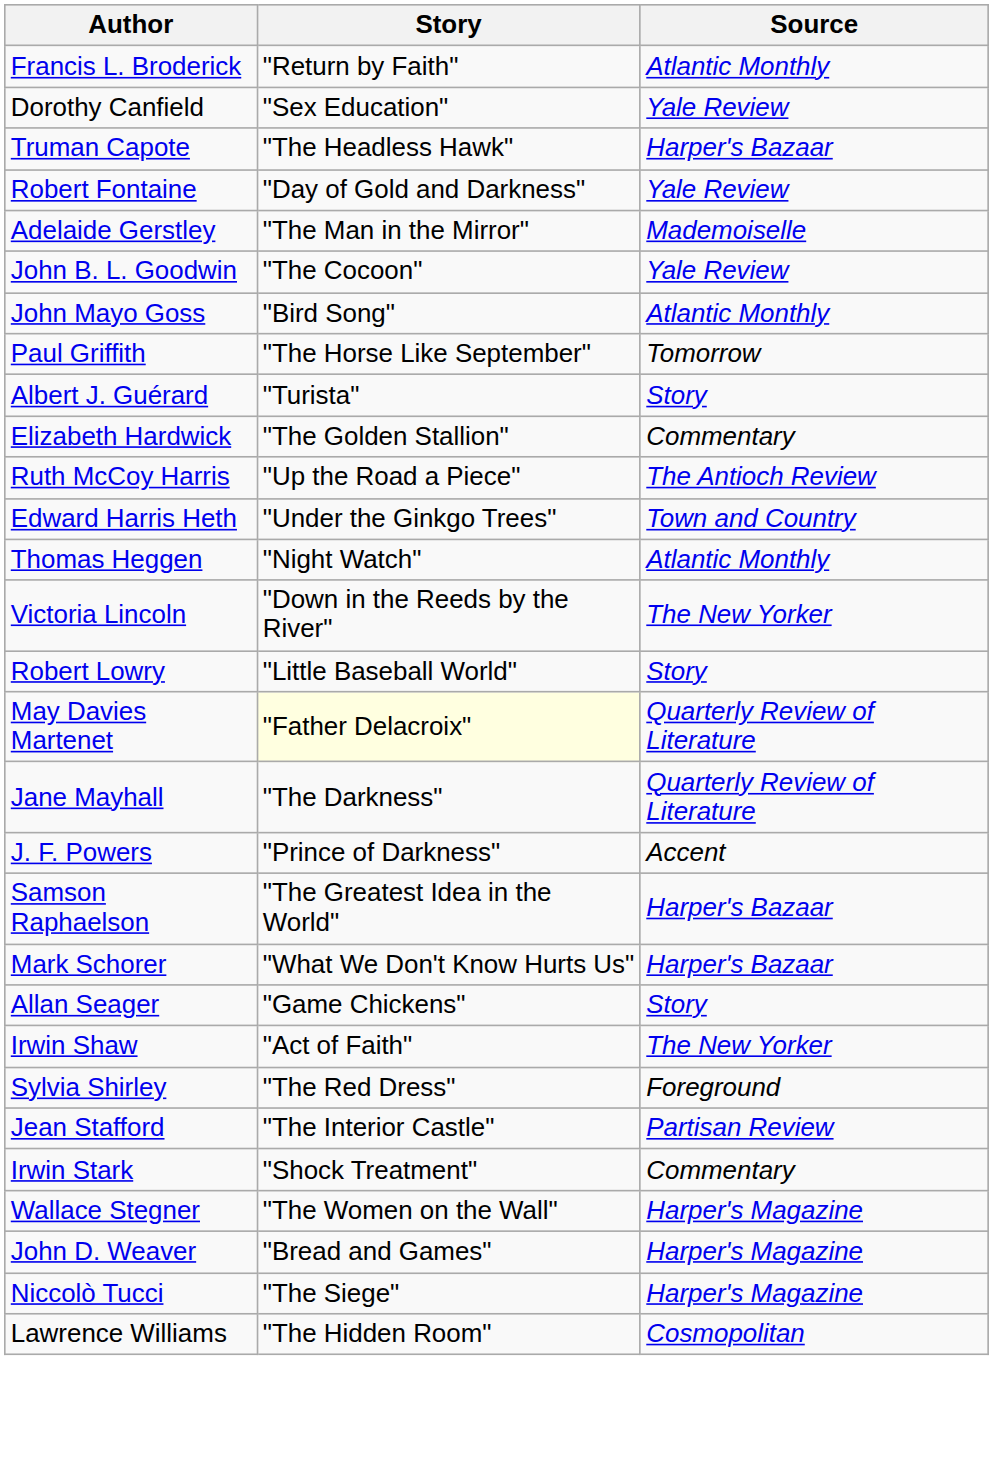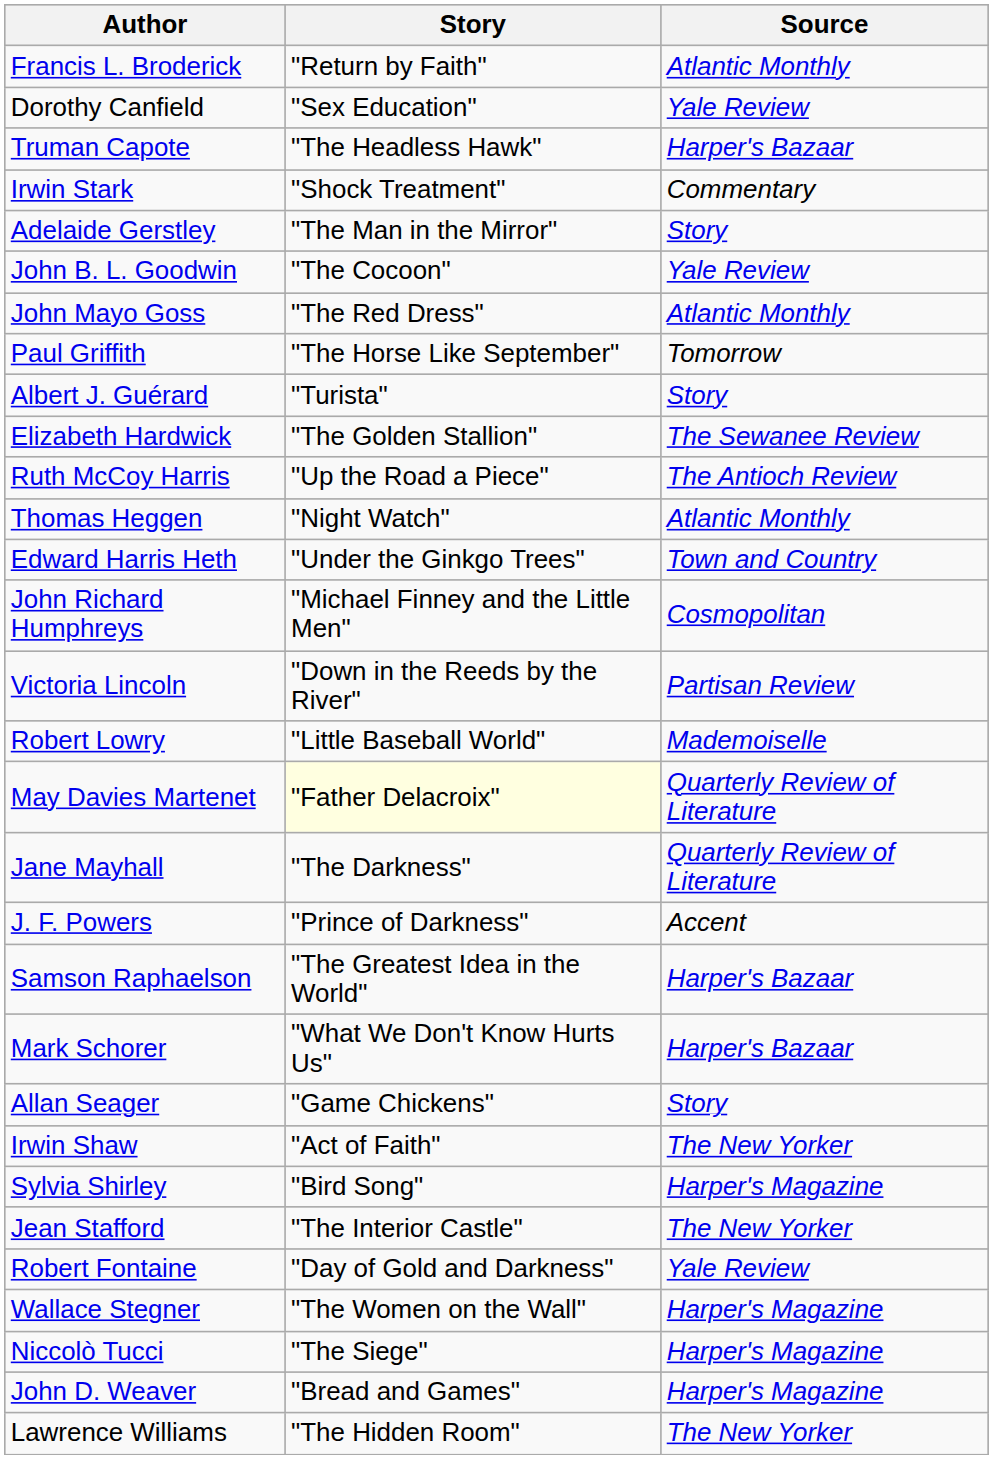rows swapped: (104, 189) <-> (72, 1169)
(726, 230) Mademoiselle -> (697, 230) Story
(329, 312) "Bird Song" -> (387, 312) "The Red Dress"
(720, 436) Commentary -> (793, 436) The Sewanee Review
rows swapped: (107, 559) <-> (124, 518)
+ row: (87, 615)
(739, 615) The New Yorker -> (760, 685) Partisan Review
(677, 670) Story -> (747, 741) Mademoiselle
(359, 1087) "The Red Dress" -> (357, 1186) "Bird Song"
(713, 1087) Foreground -> (775, 1186) Harper's Magazine
(740, 1128) Partisan Review -> (759, 1227) The New Yorker
rows swapped: (87, 1292) <-> (103, 1251)
(726, 1333) Cosmopolitan -> (759, 1433) The New Yorker
